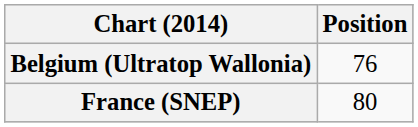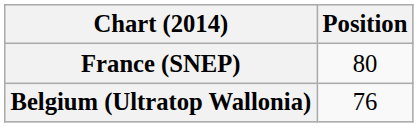rows swapped: (161, 63) <-> (161, 102)
